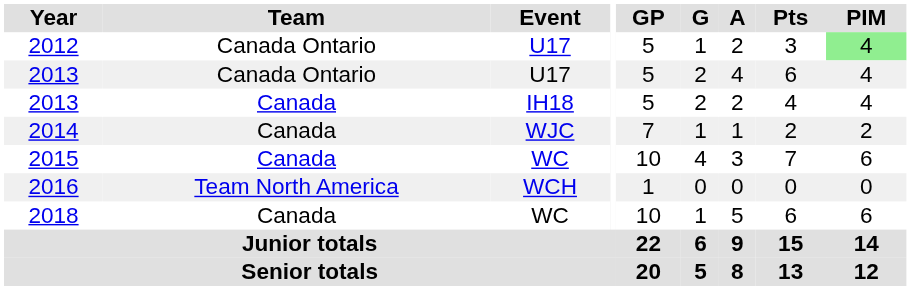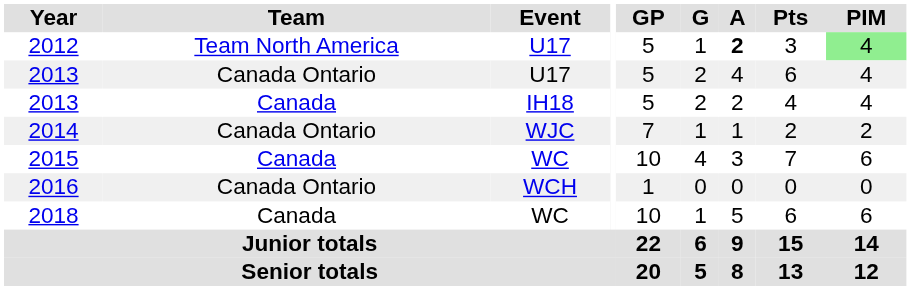(297, 46) Canada Ontario -> (297, 46) Team North America
(737, 46) normal -> (737, 46) bold
(296, 130) Canada -> (297, 130) Canada Ontario
(297, 187) Team North America -> (297, 187) Canada Ontario
